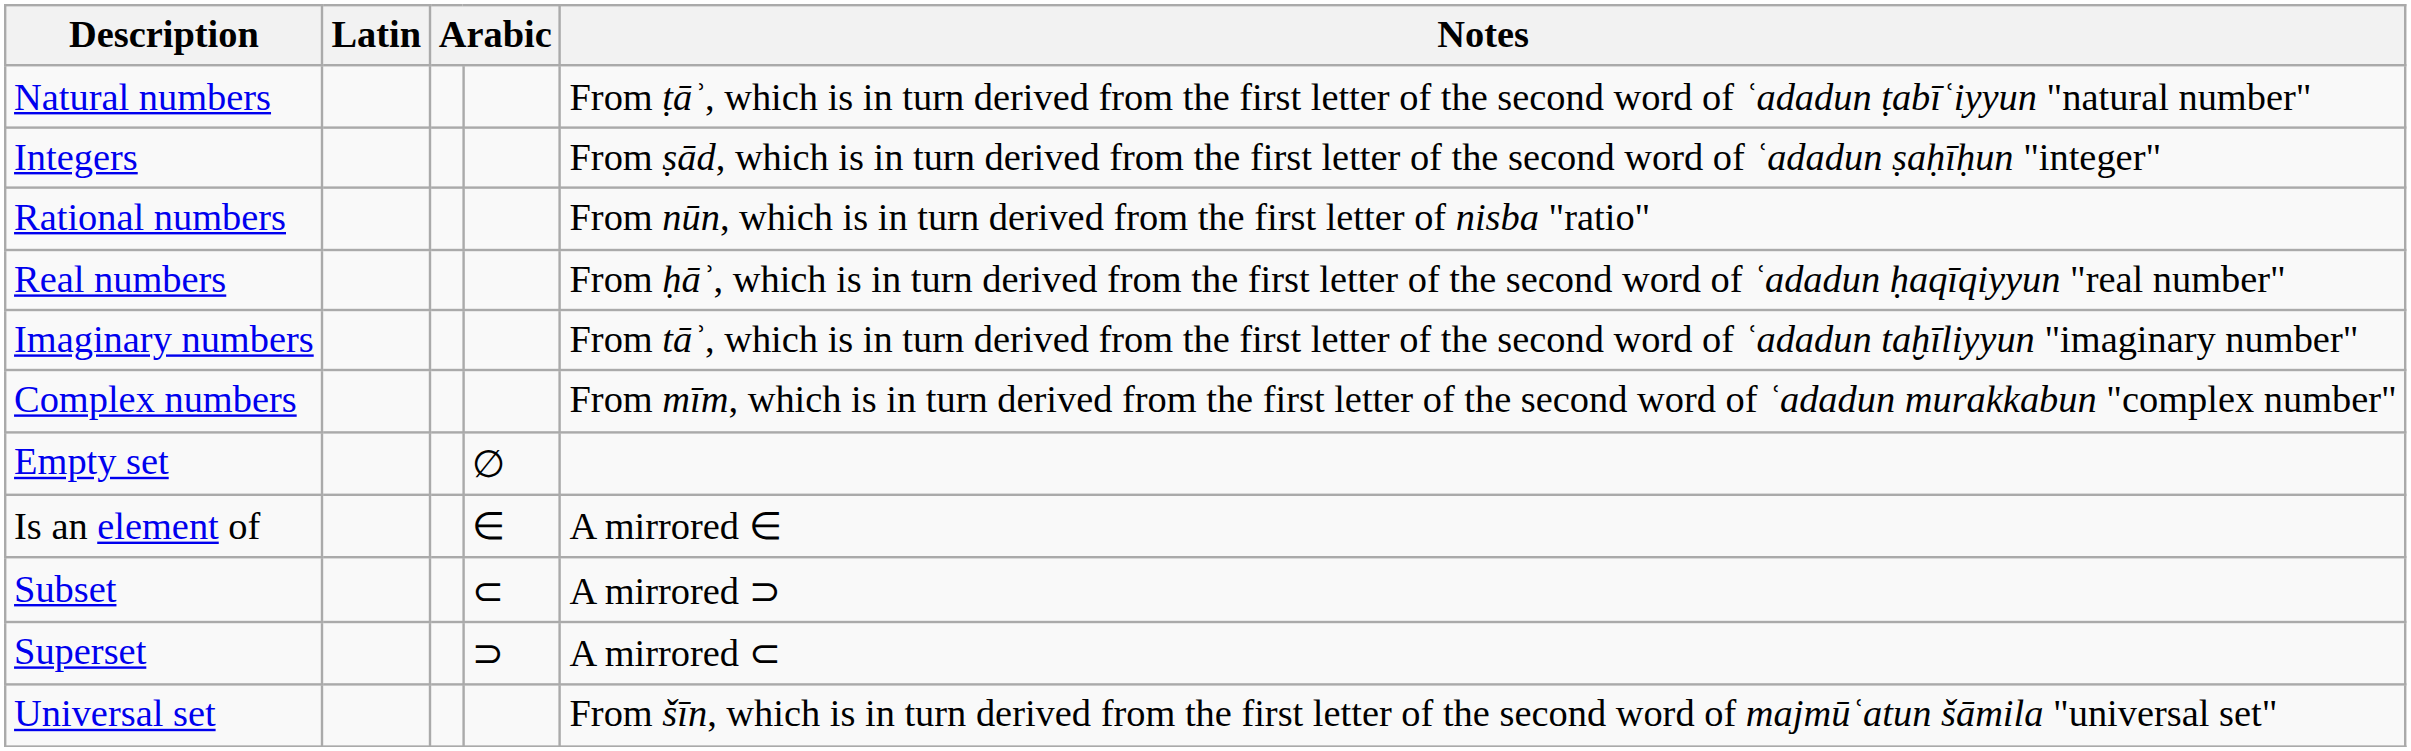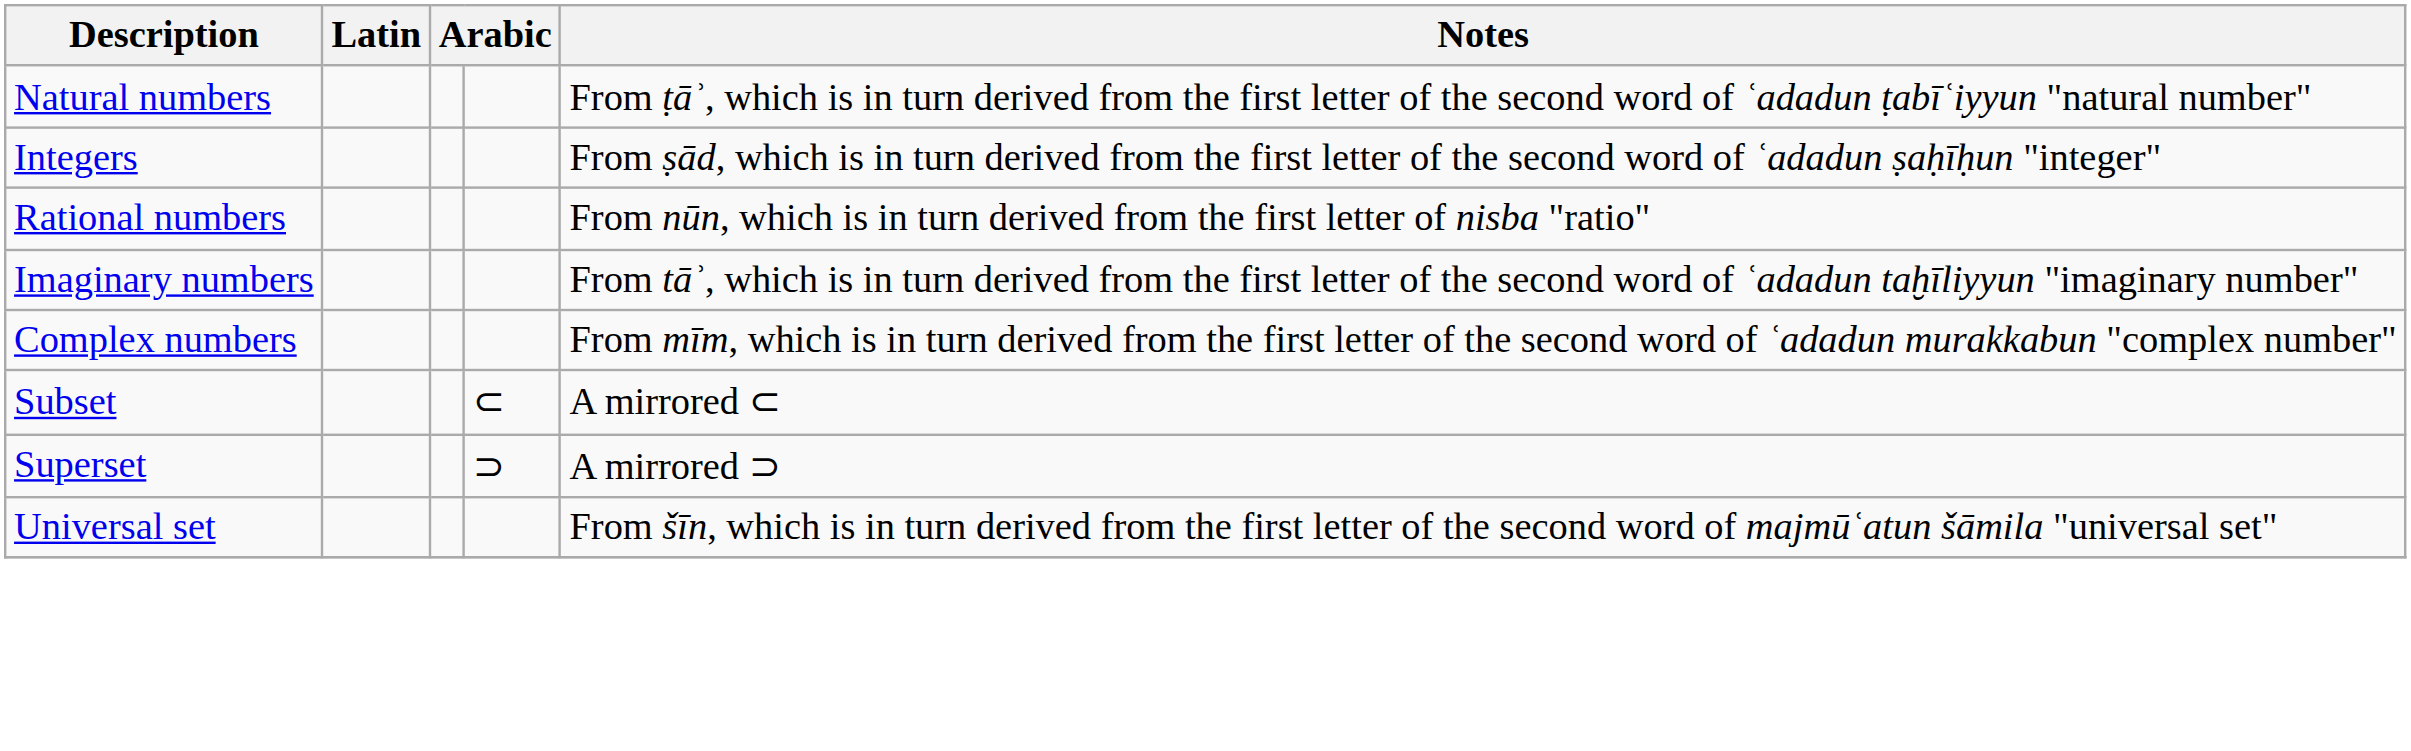- row: (120, 278)
- row: (91, 462)
- row: (137, 525)
(675, 590) A mirrored ⊃ -> (675, 402) A mirrored ⊂
(675, 653) A mirrored ⊂ -> (675, 466) A mirrored ⊃
